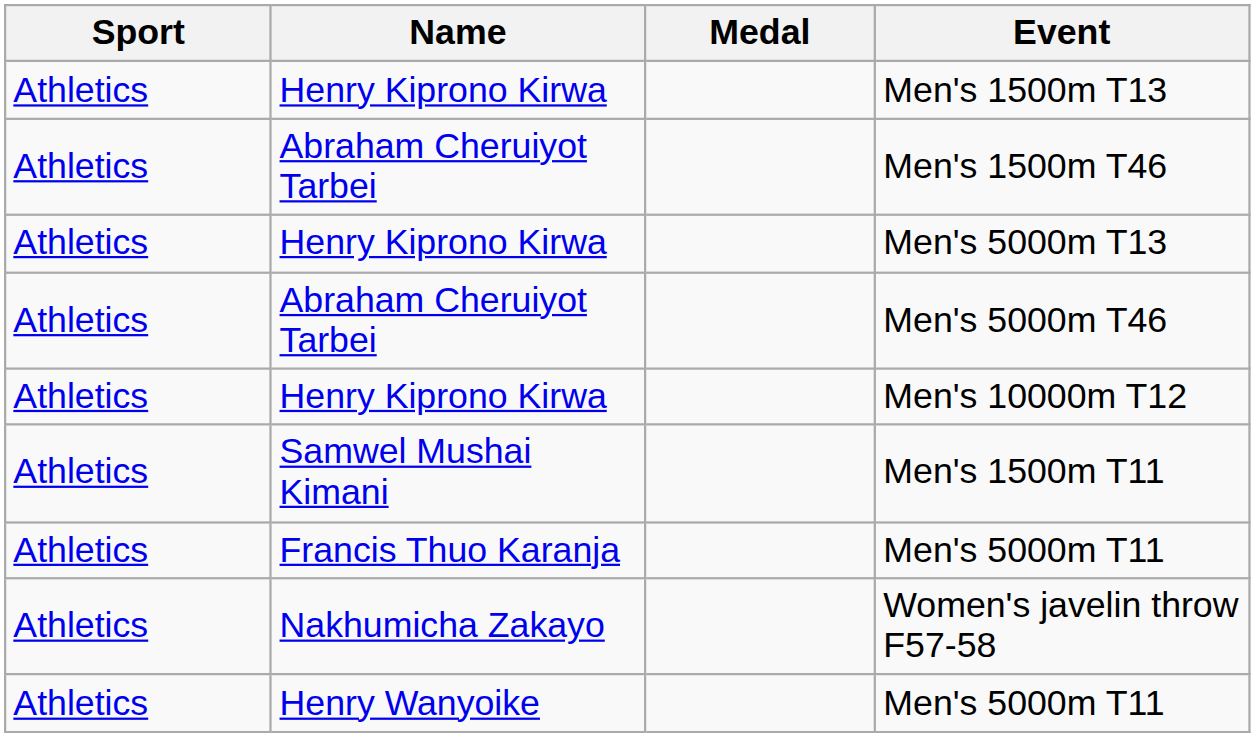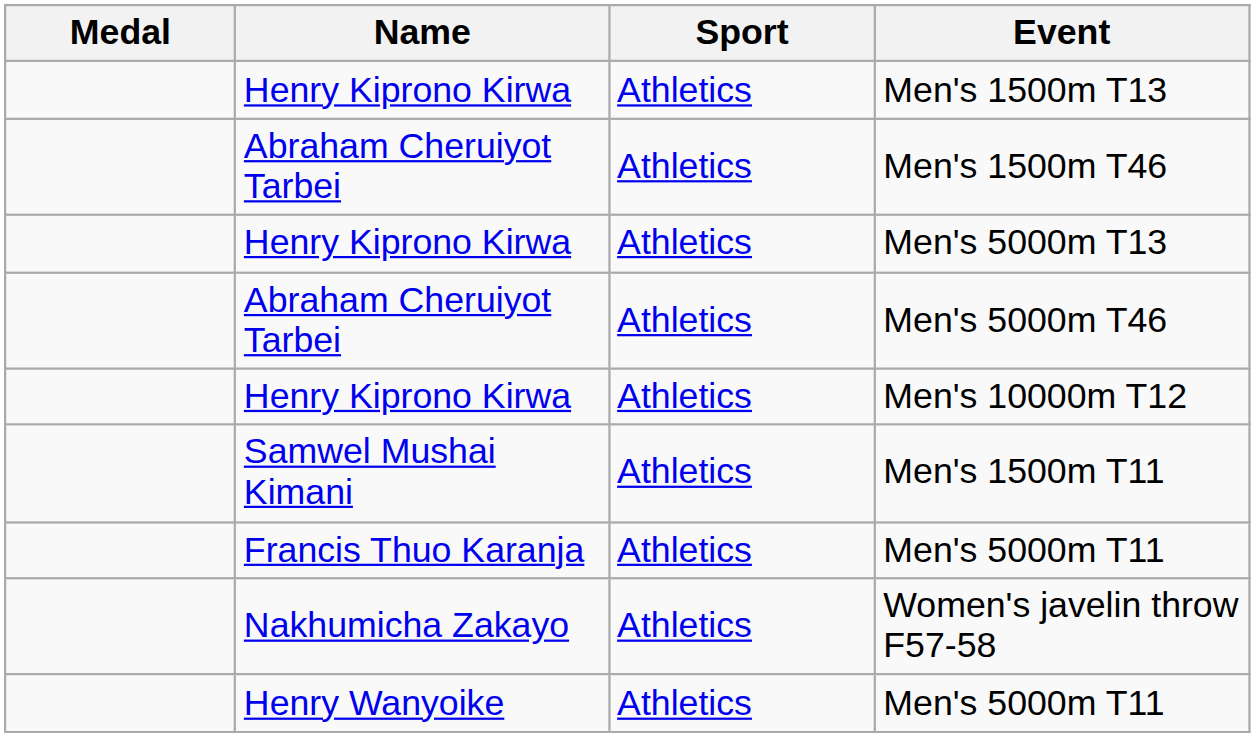columns swapped: (760, 32) <-> (138, 32)
